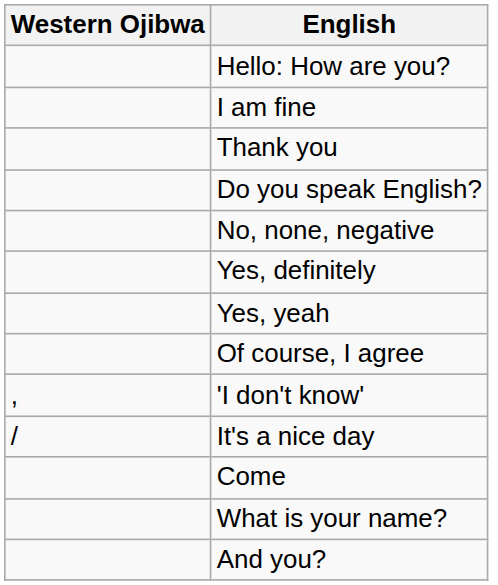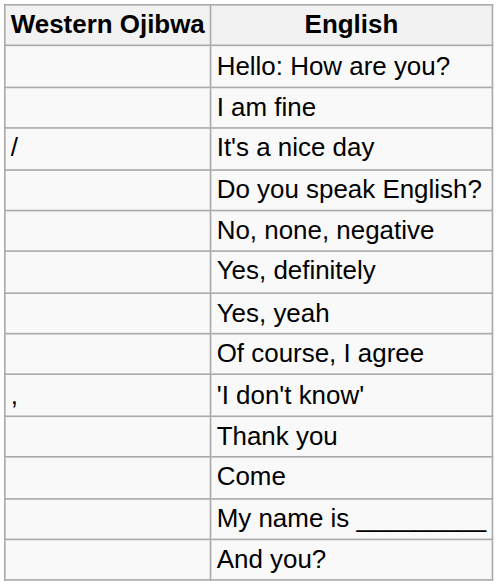rows swapped: (296, 436) <-> (277, 148)
- row: (332, 518)
+ row: (351, 518)
